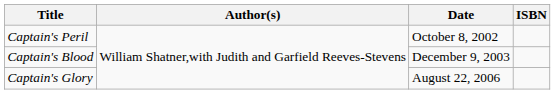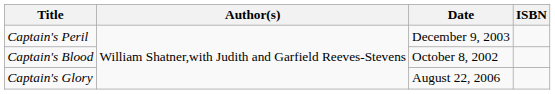(455, 36) October 8, 2002 -> (461, 36) December 9, 2003
(461, 57) December 9, 2003 -> (455, 57) October 8, 2002
